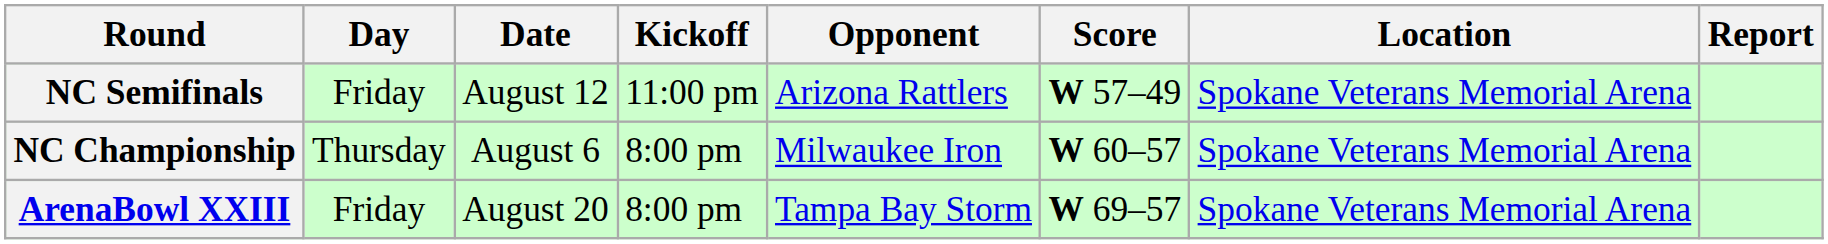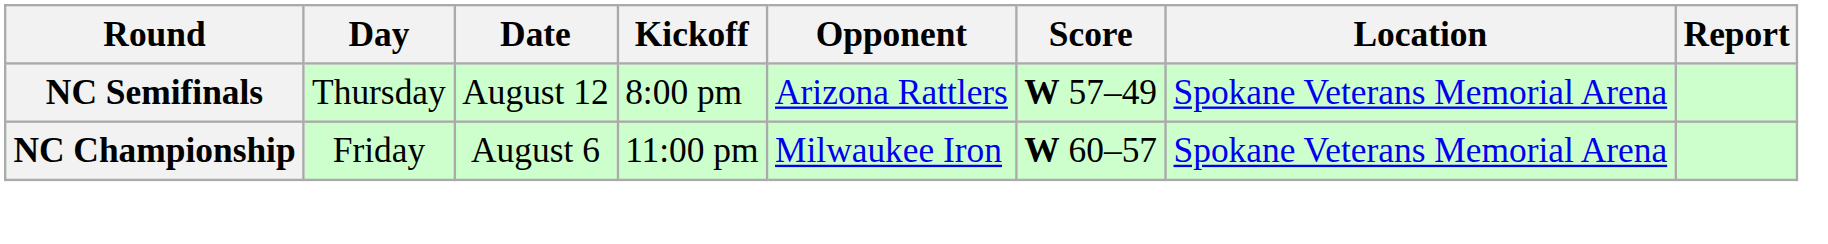(379, 92) Friday -> (379, 92) Thursday
(692, 92) 11:00 pm -> (684, 92) 8:00 pm
(379, 150) Thursday -> (379, 150) Friday
(684, 150) 8:00 pm -> (692, 150) 11:00 pm
- row: (155, 209)
